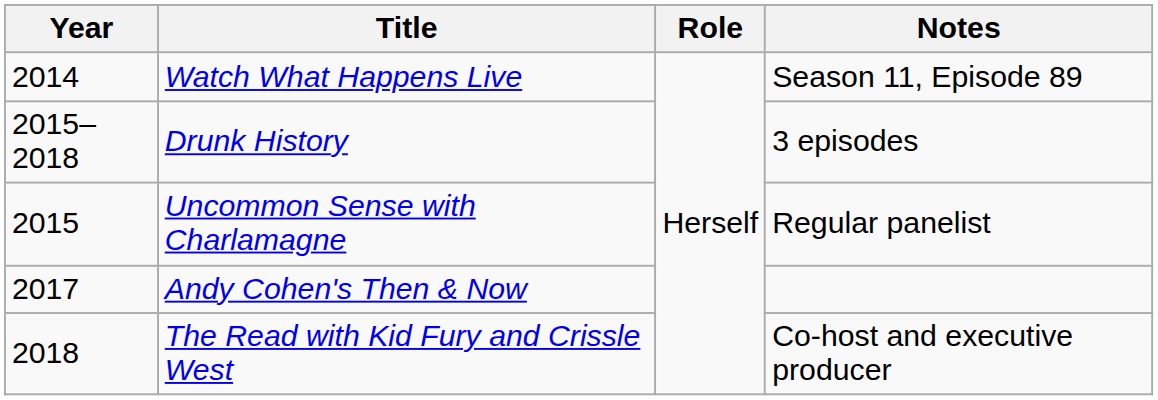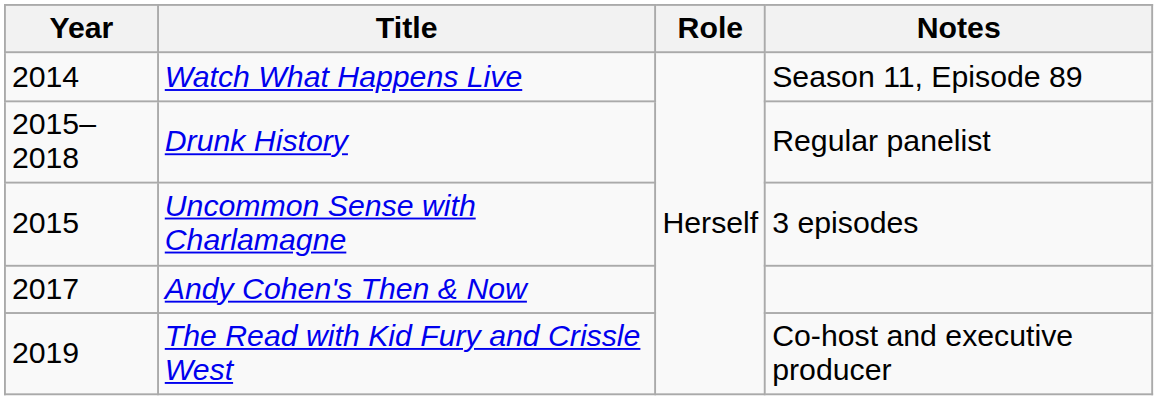(845, 141) 3 episodes -> (881, 141) Regular panelist
(881, 223) Regular panelist -> (845, 223) 3 episodes
(46, 353) 2018 -> (46, 353) 2019
